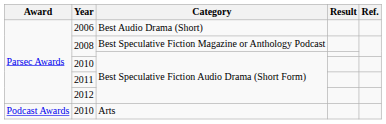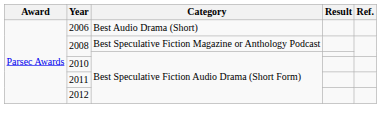- row: (84, 111)
